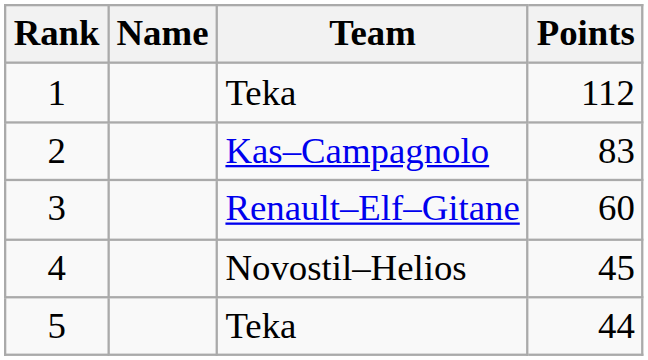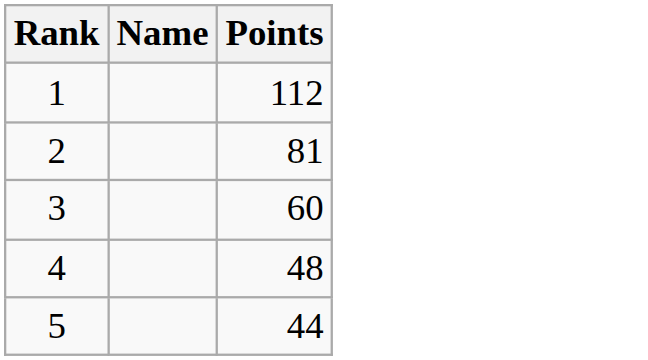- column: (373, 33)
(616, 150) 83 -> (305, 150) 81
(616, 267) 45 -> (305, 267) 48
